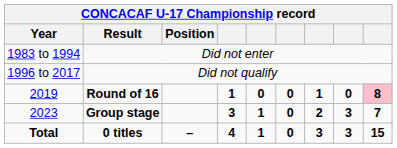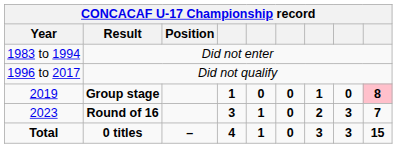(123, 93) Round of 16 -> (123, 93) Group stage
(123, 113) Group stage -> (123, 113) Round of 16
